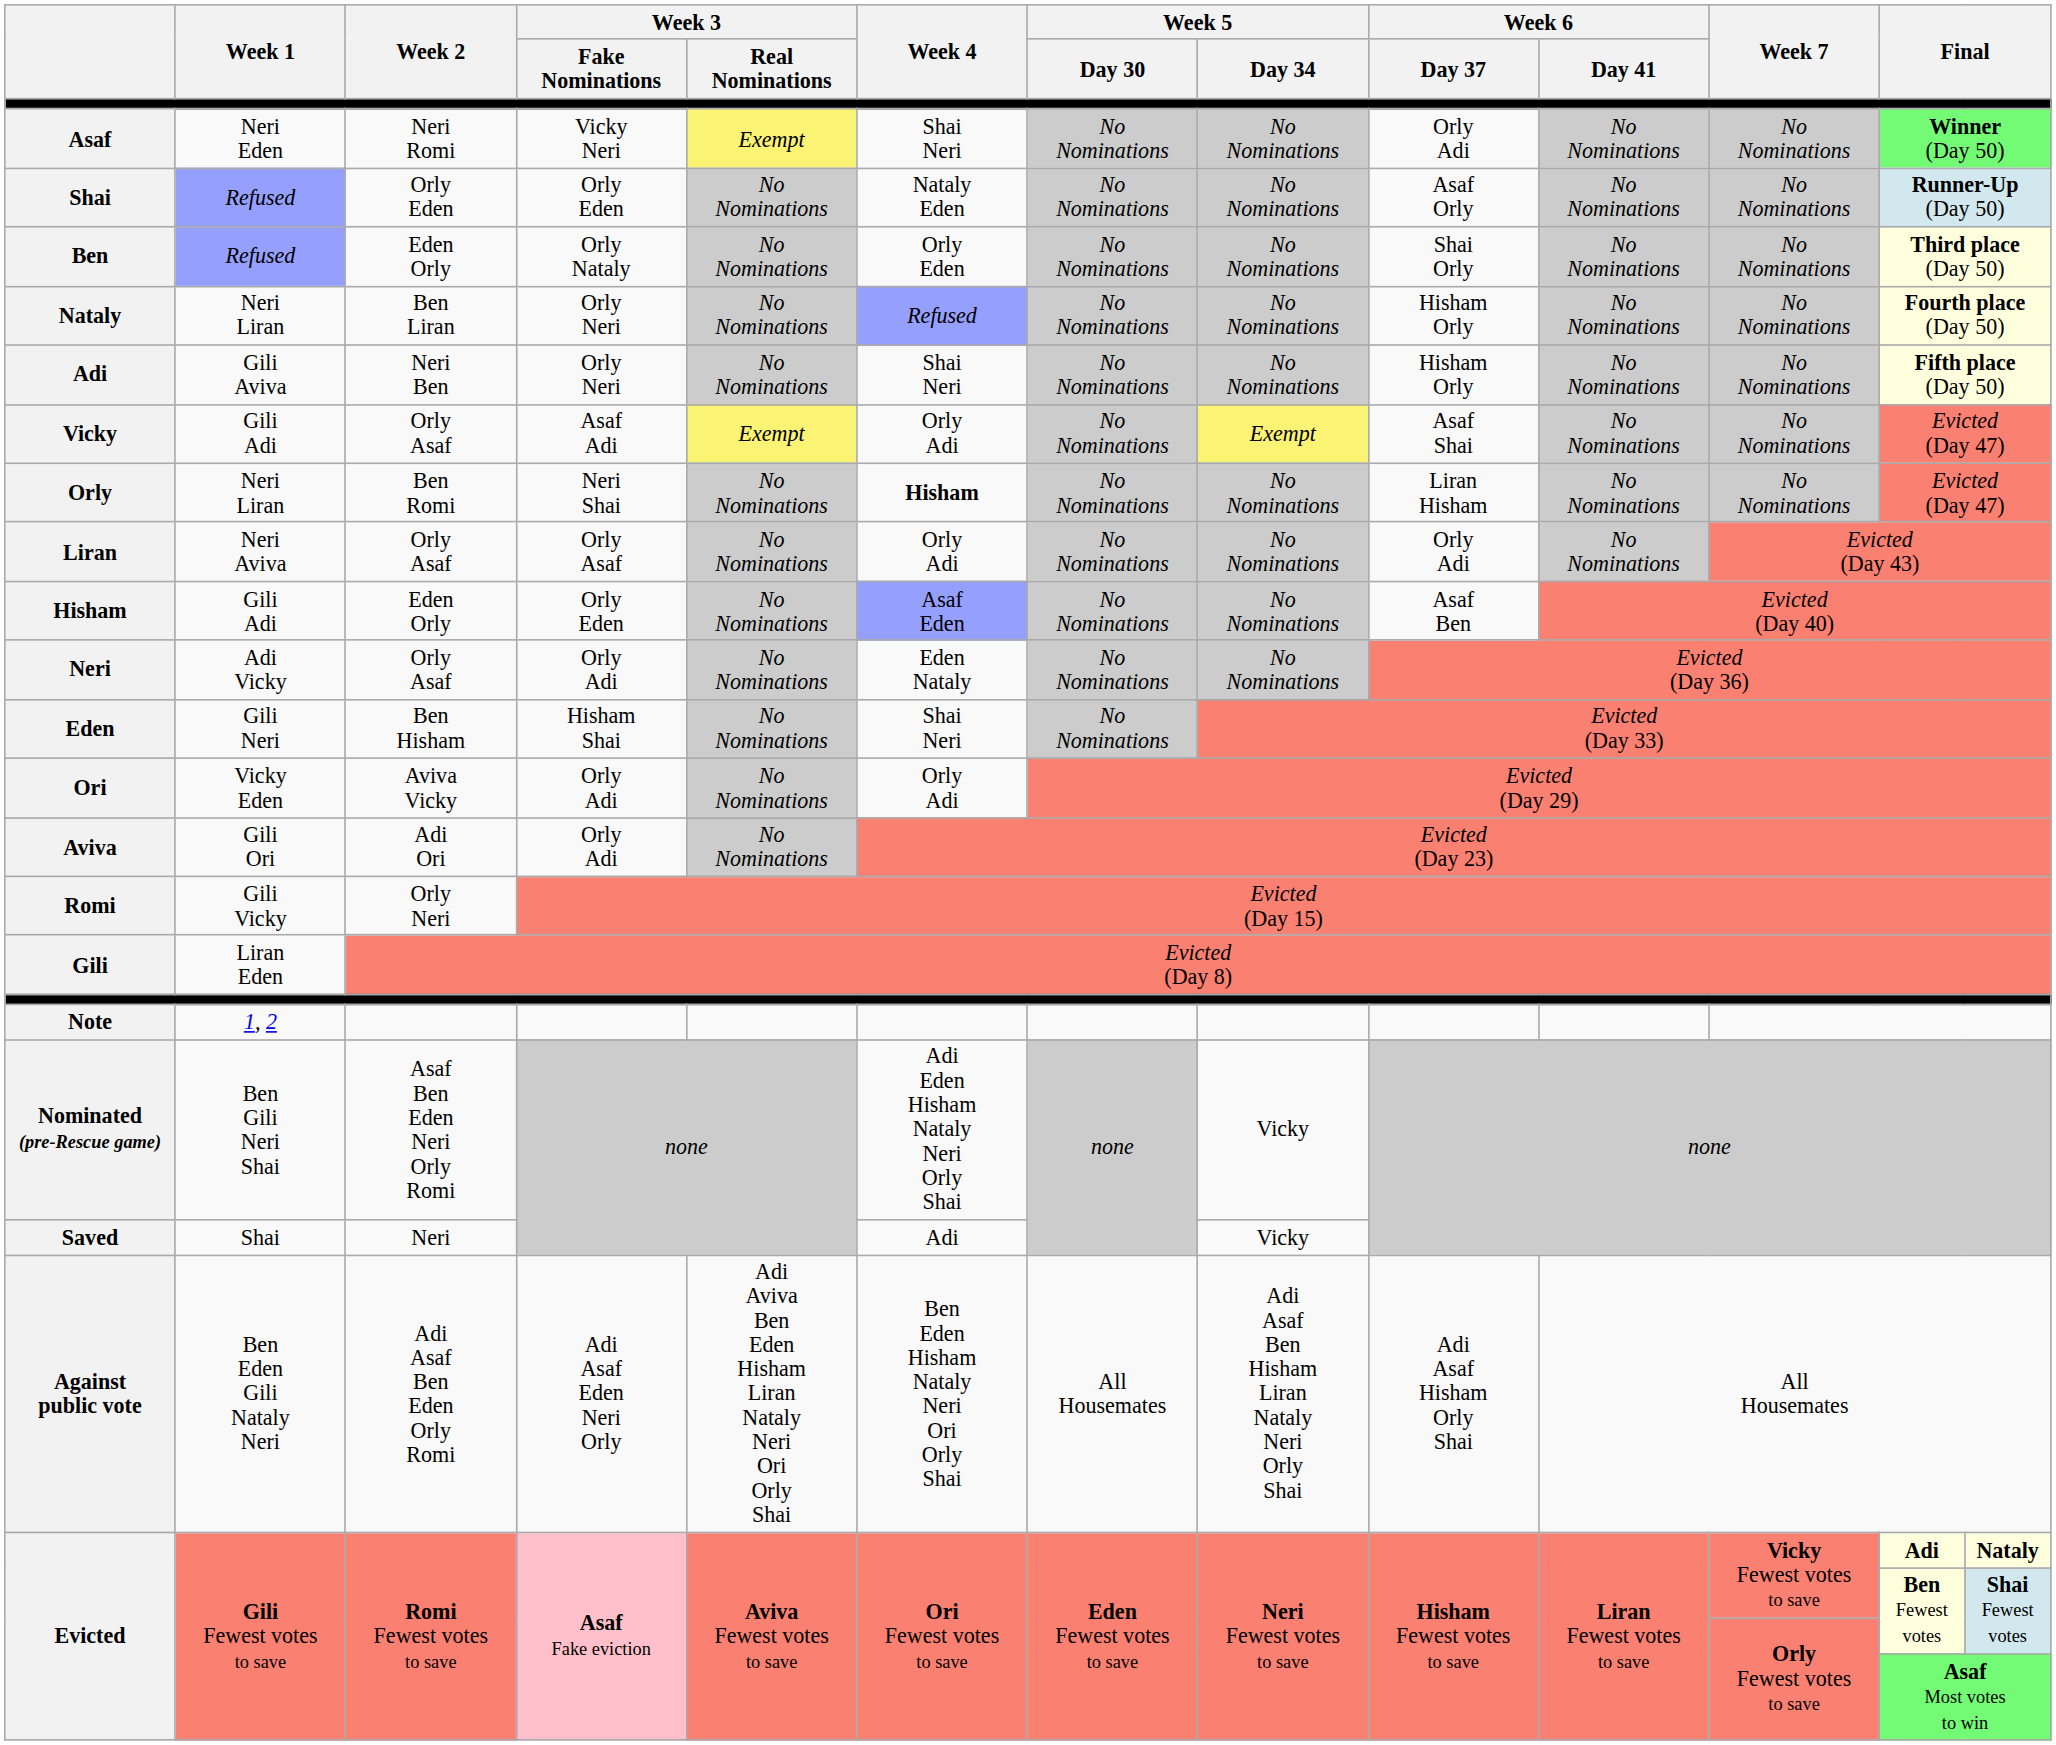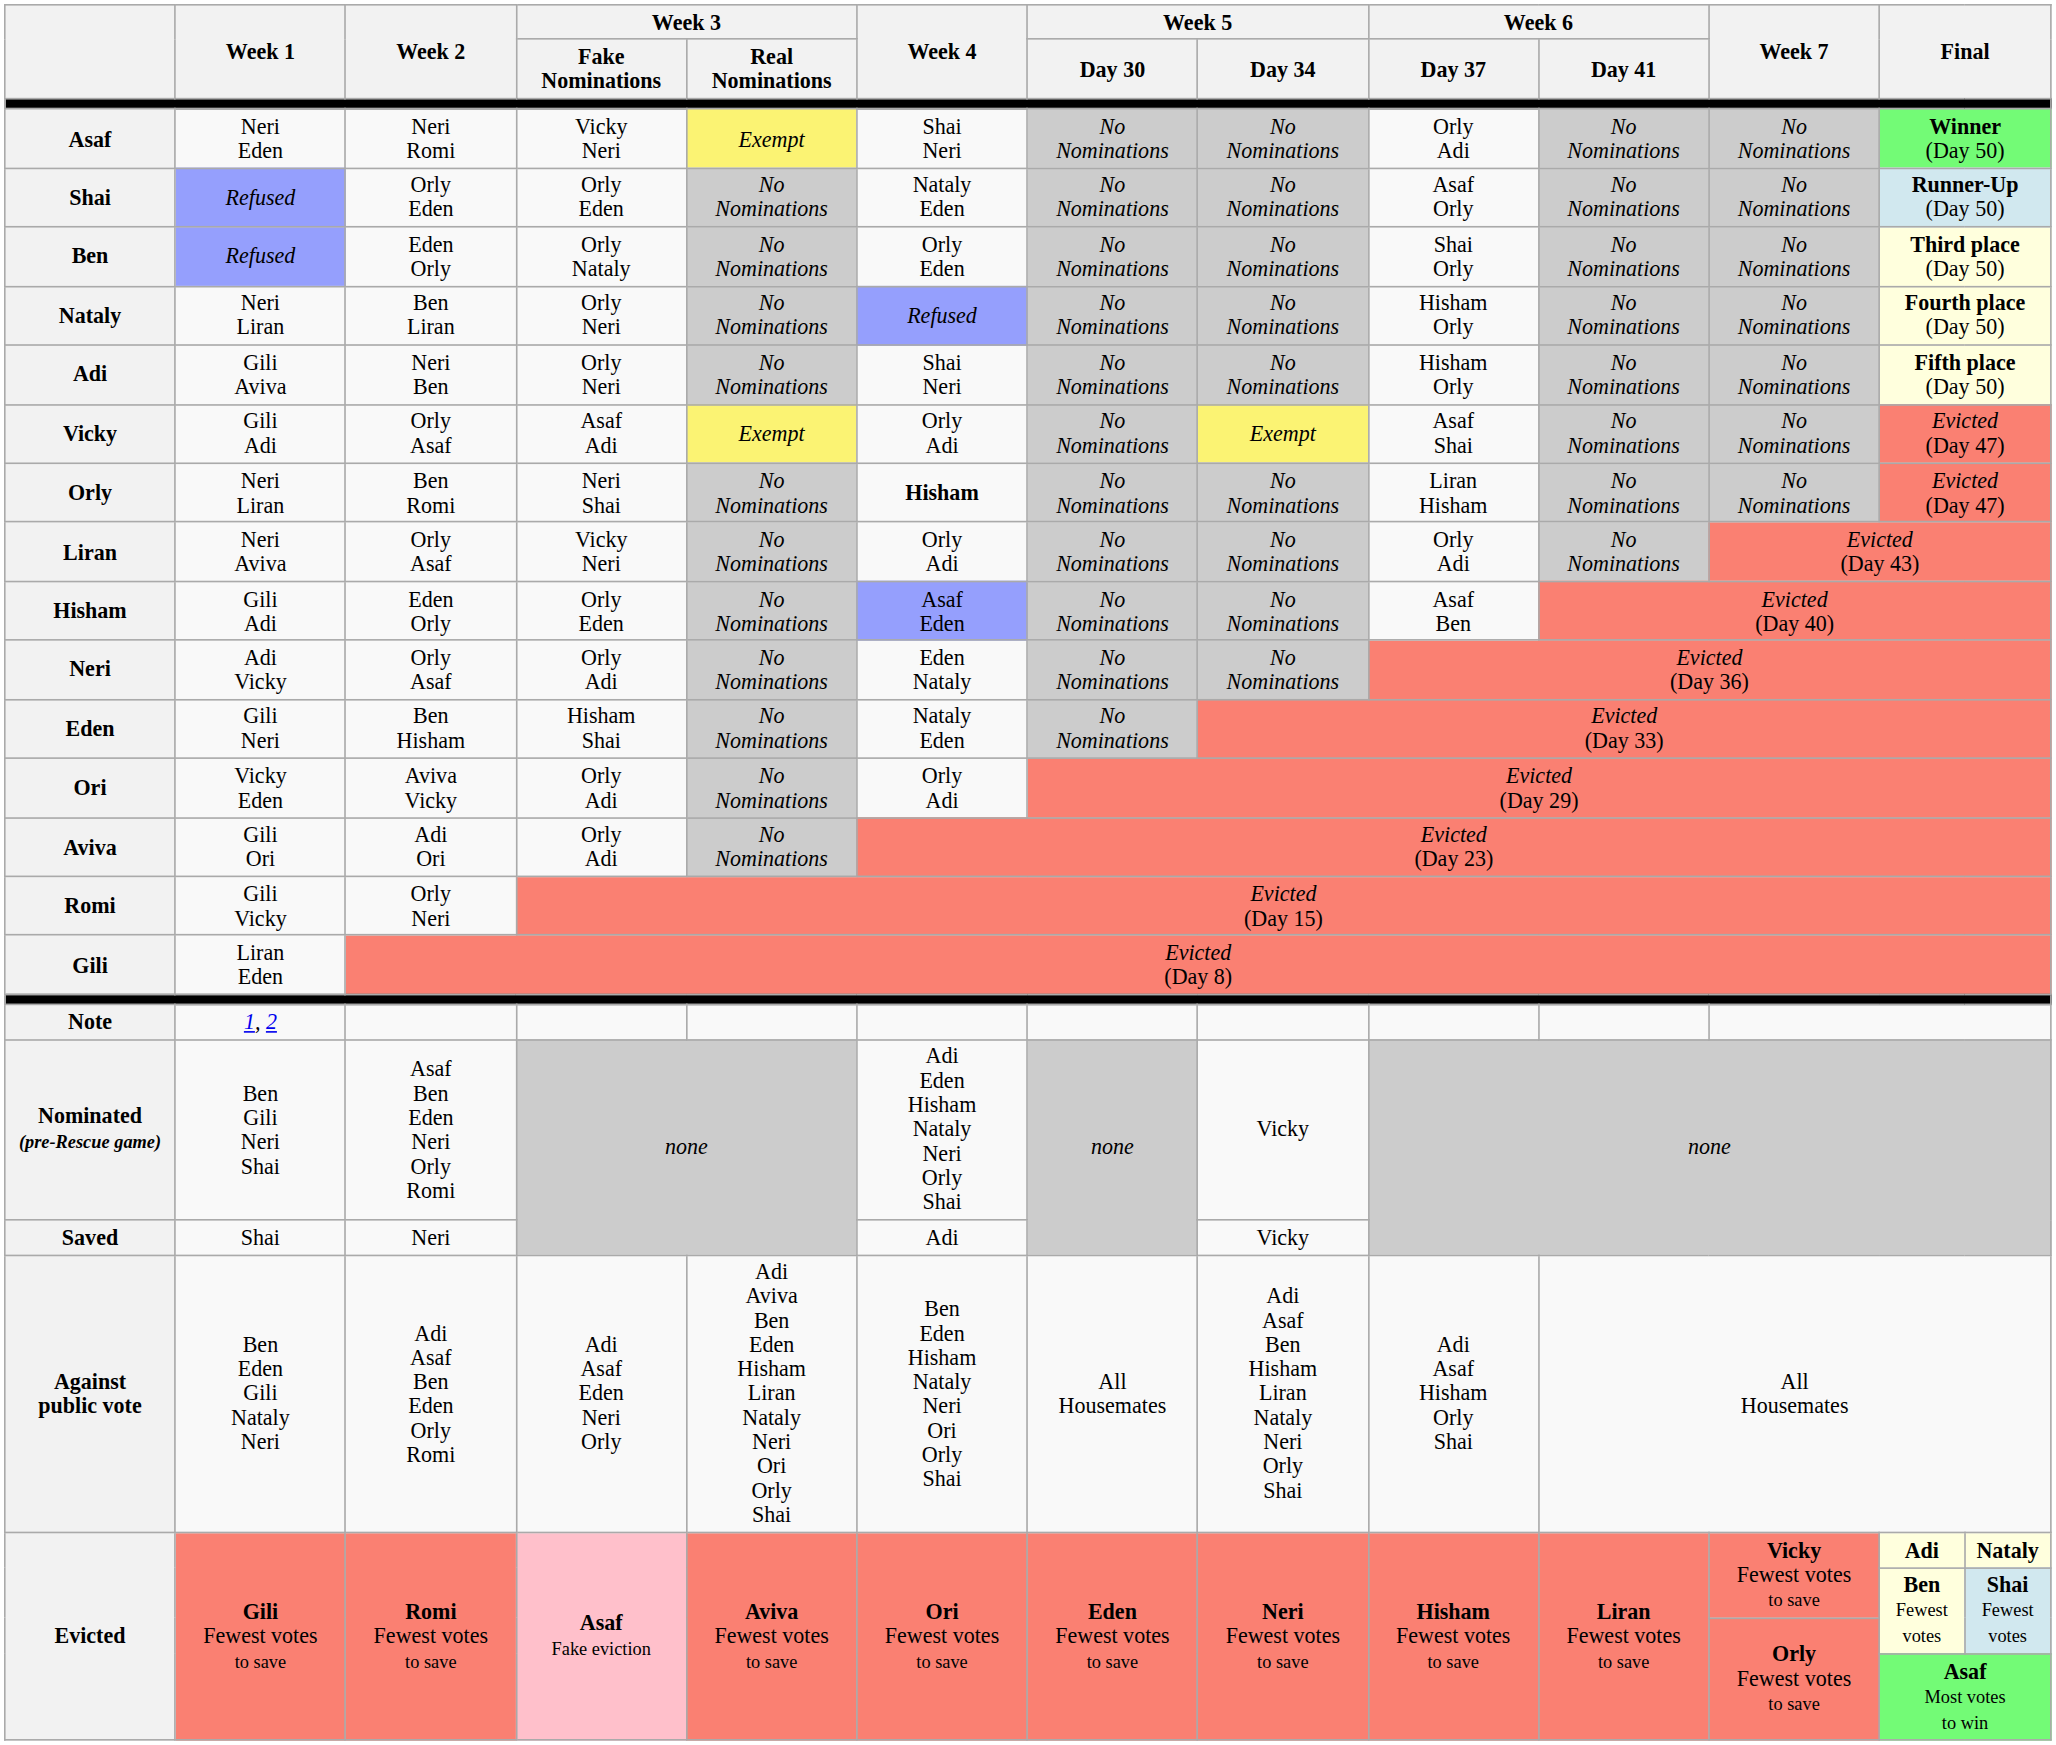(601, 551) Orly Asaf -> (601, 551) Vicky Neri
(942, 728) Shai Neri -> (942, 728) Nataly Eden
